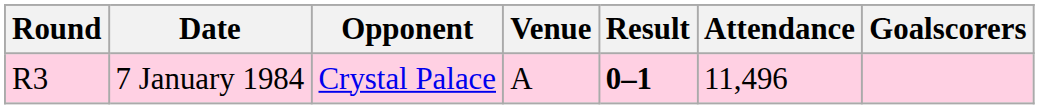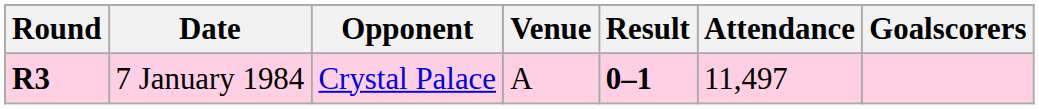(30, 77) normal -> (31, 77) bold
(746, 77) 11,496 -> (746, 77) 11,497
